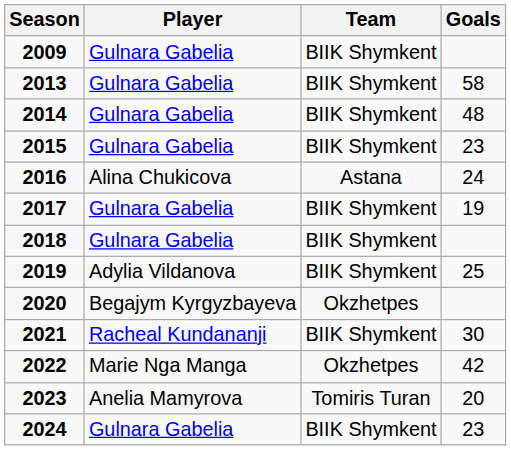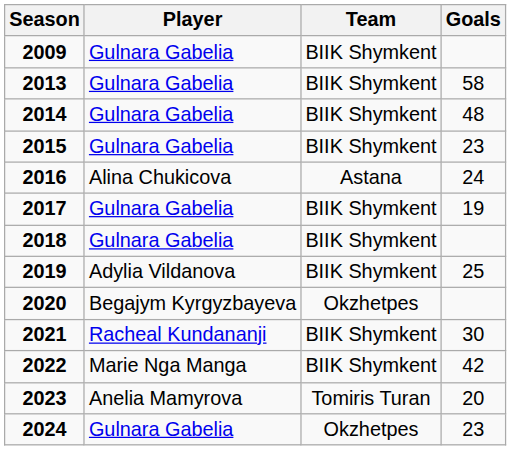(371, 366) Okzhetpes -> (371, 366) BIIK Shymkent
(371, 429) BIIK Shymkent -> (371, 429) Okzhetpes
